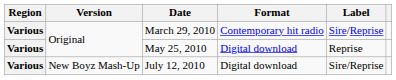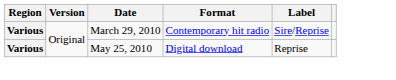- row: (175, 65)
